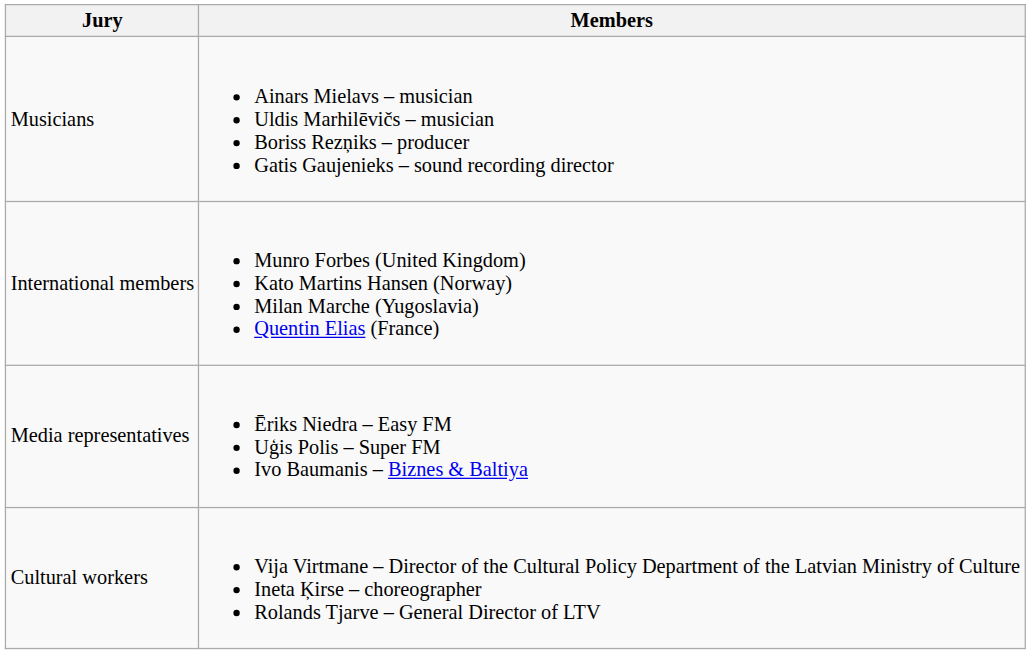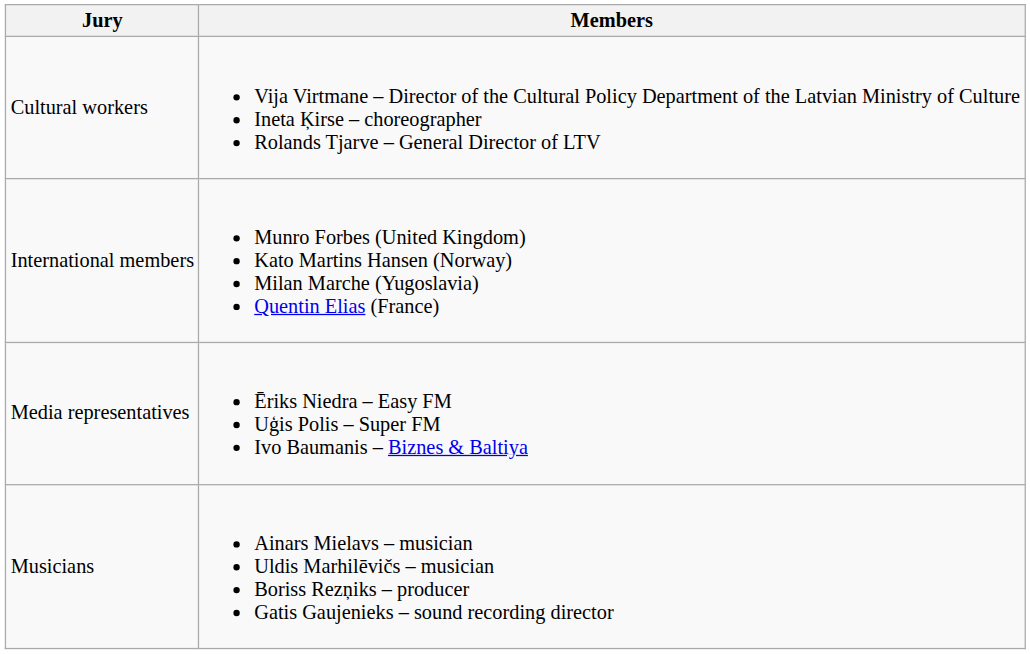rows swapped: (52, 118) <-> (79, 577)
